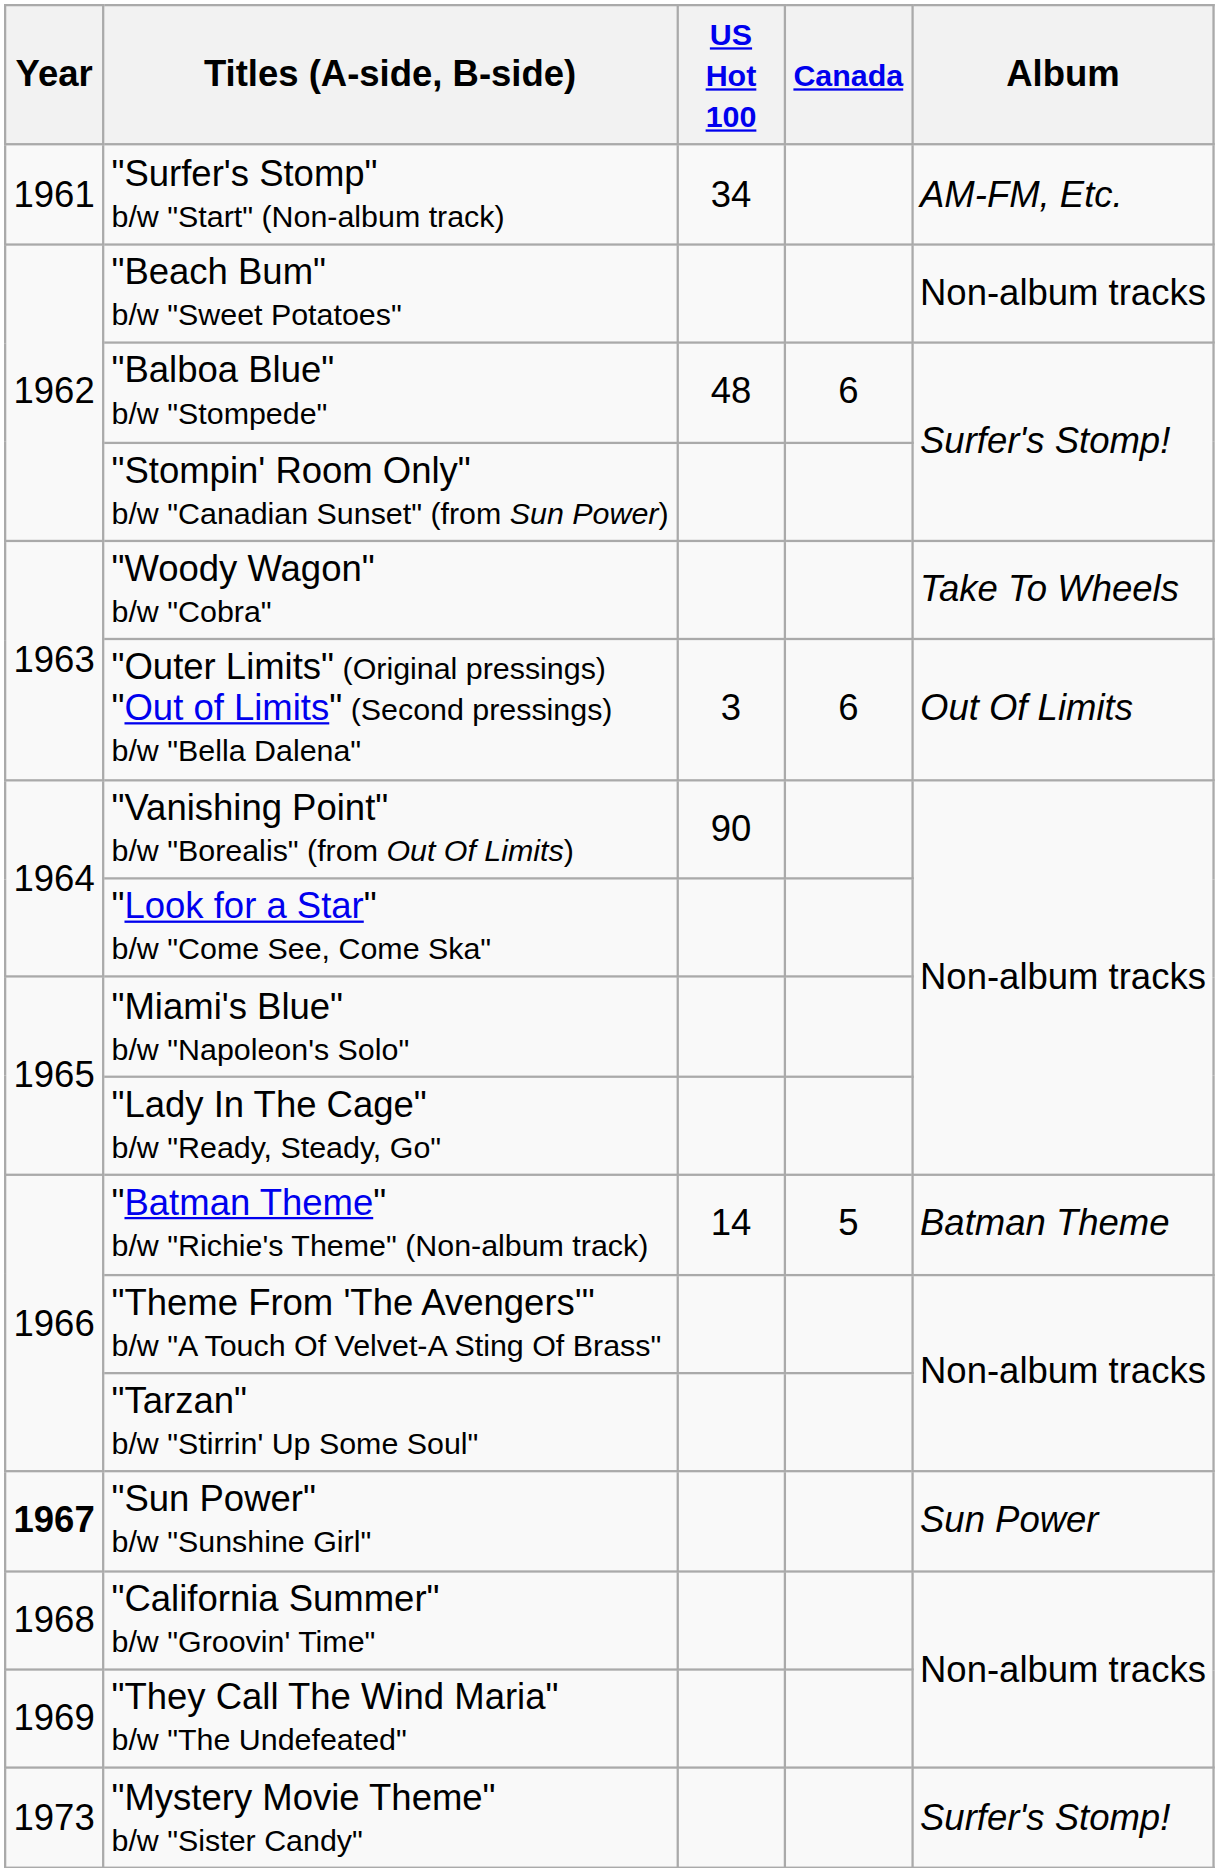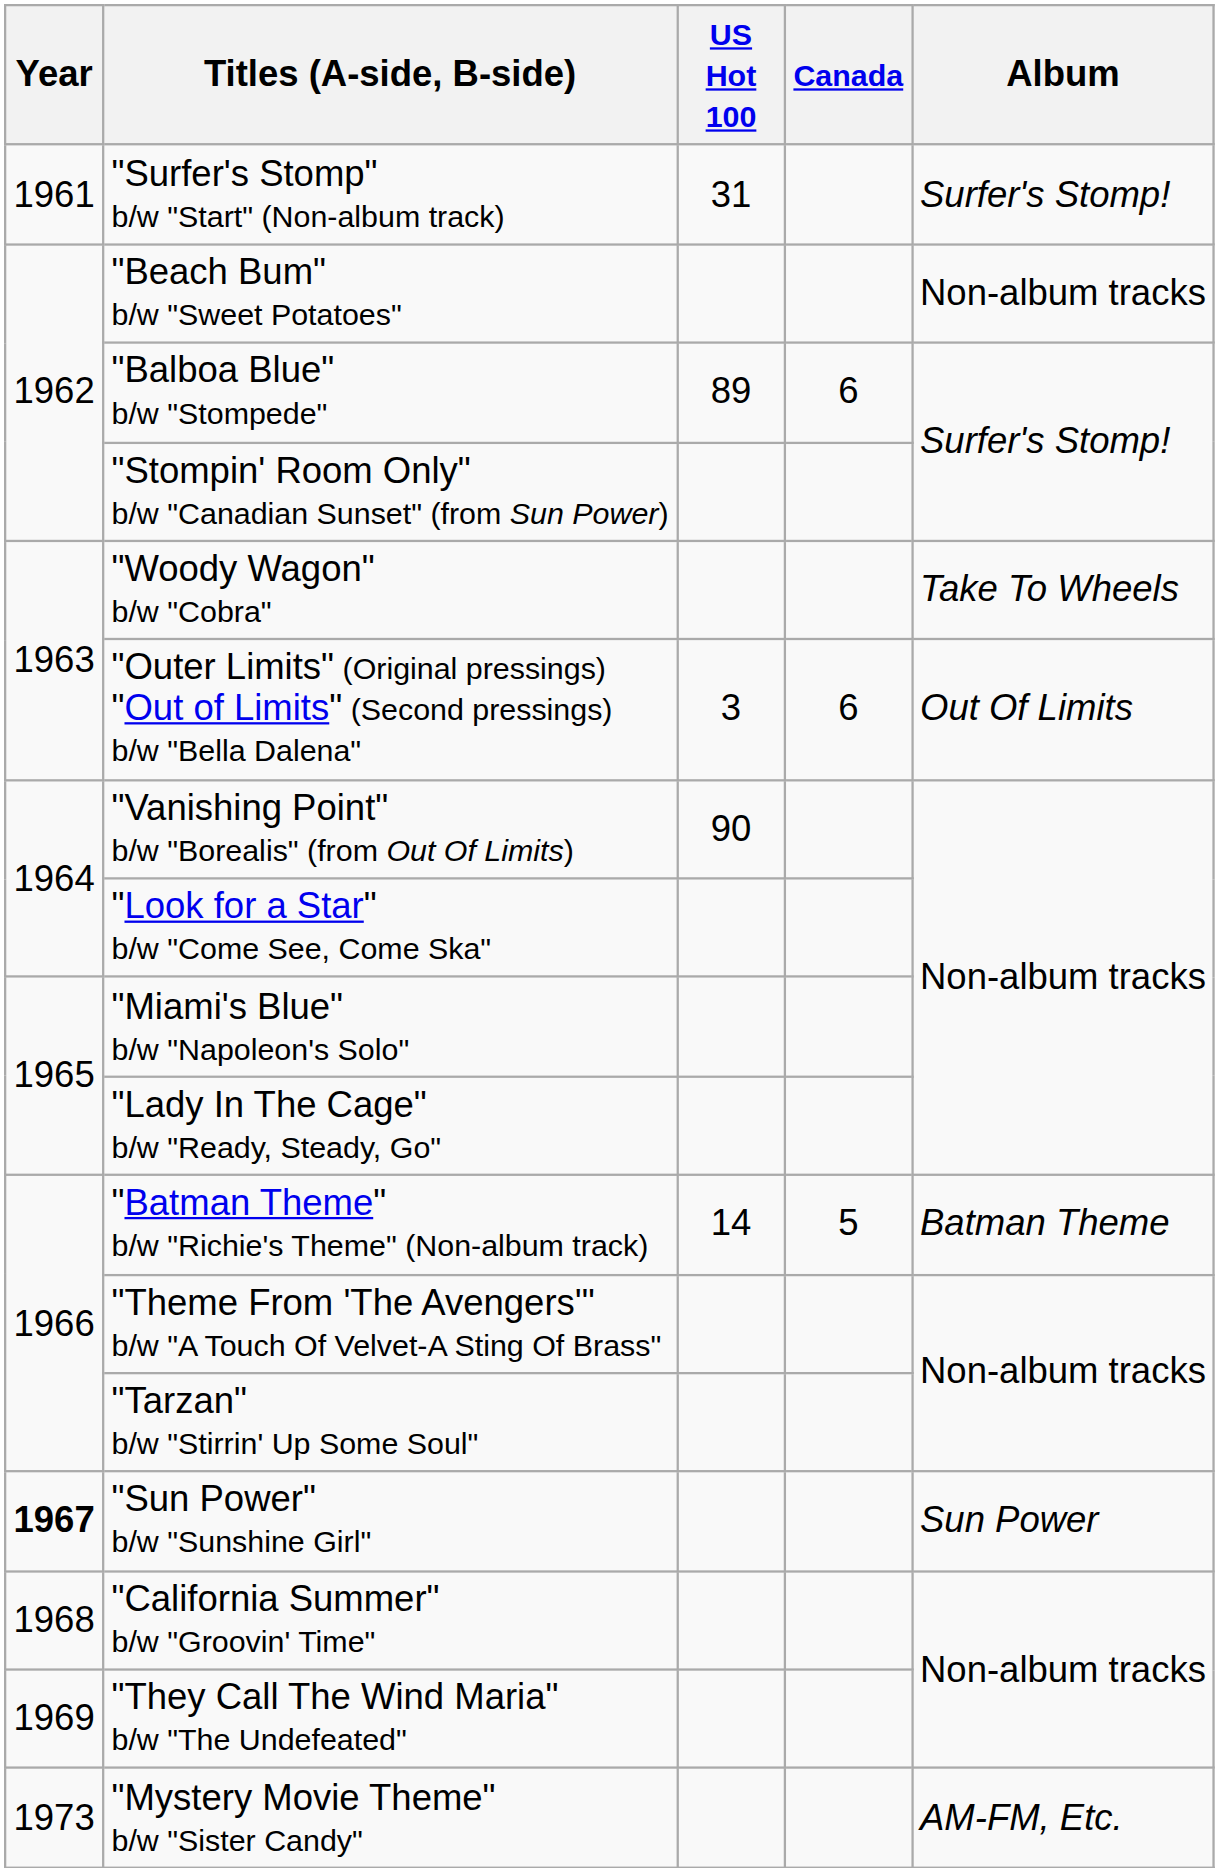(731, 193) 34 -> (731, 193) 31
(1021, 193) AM-FM, Etc. -> (1045, 193) Surfer's Stomp!
(731, 391) 48 -> (731, 391) 89
(1045, 1817) Surfer's Stomp! -> (1021, 1817) AM-FM, Etc.
